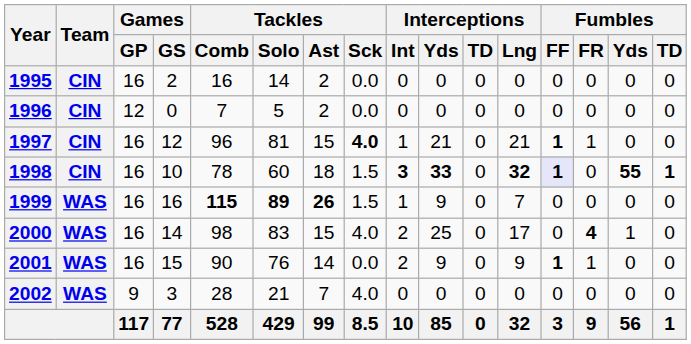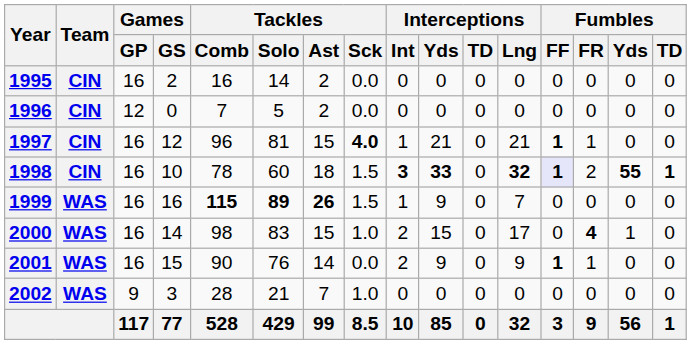(591, 171) 0 -> (591, 171) 2
(365, 232) 4.0 -> (365, 232) 1.0
(441, 232) 25 -> (441, 232) 15
(365, 293) 4.0 -> (365, 293) 1.0
